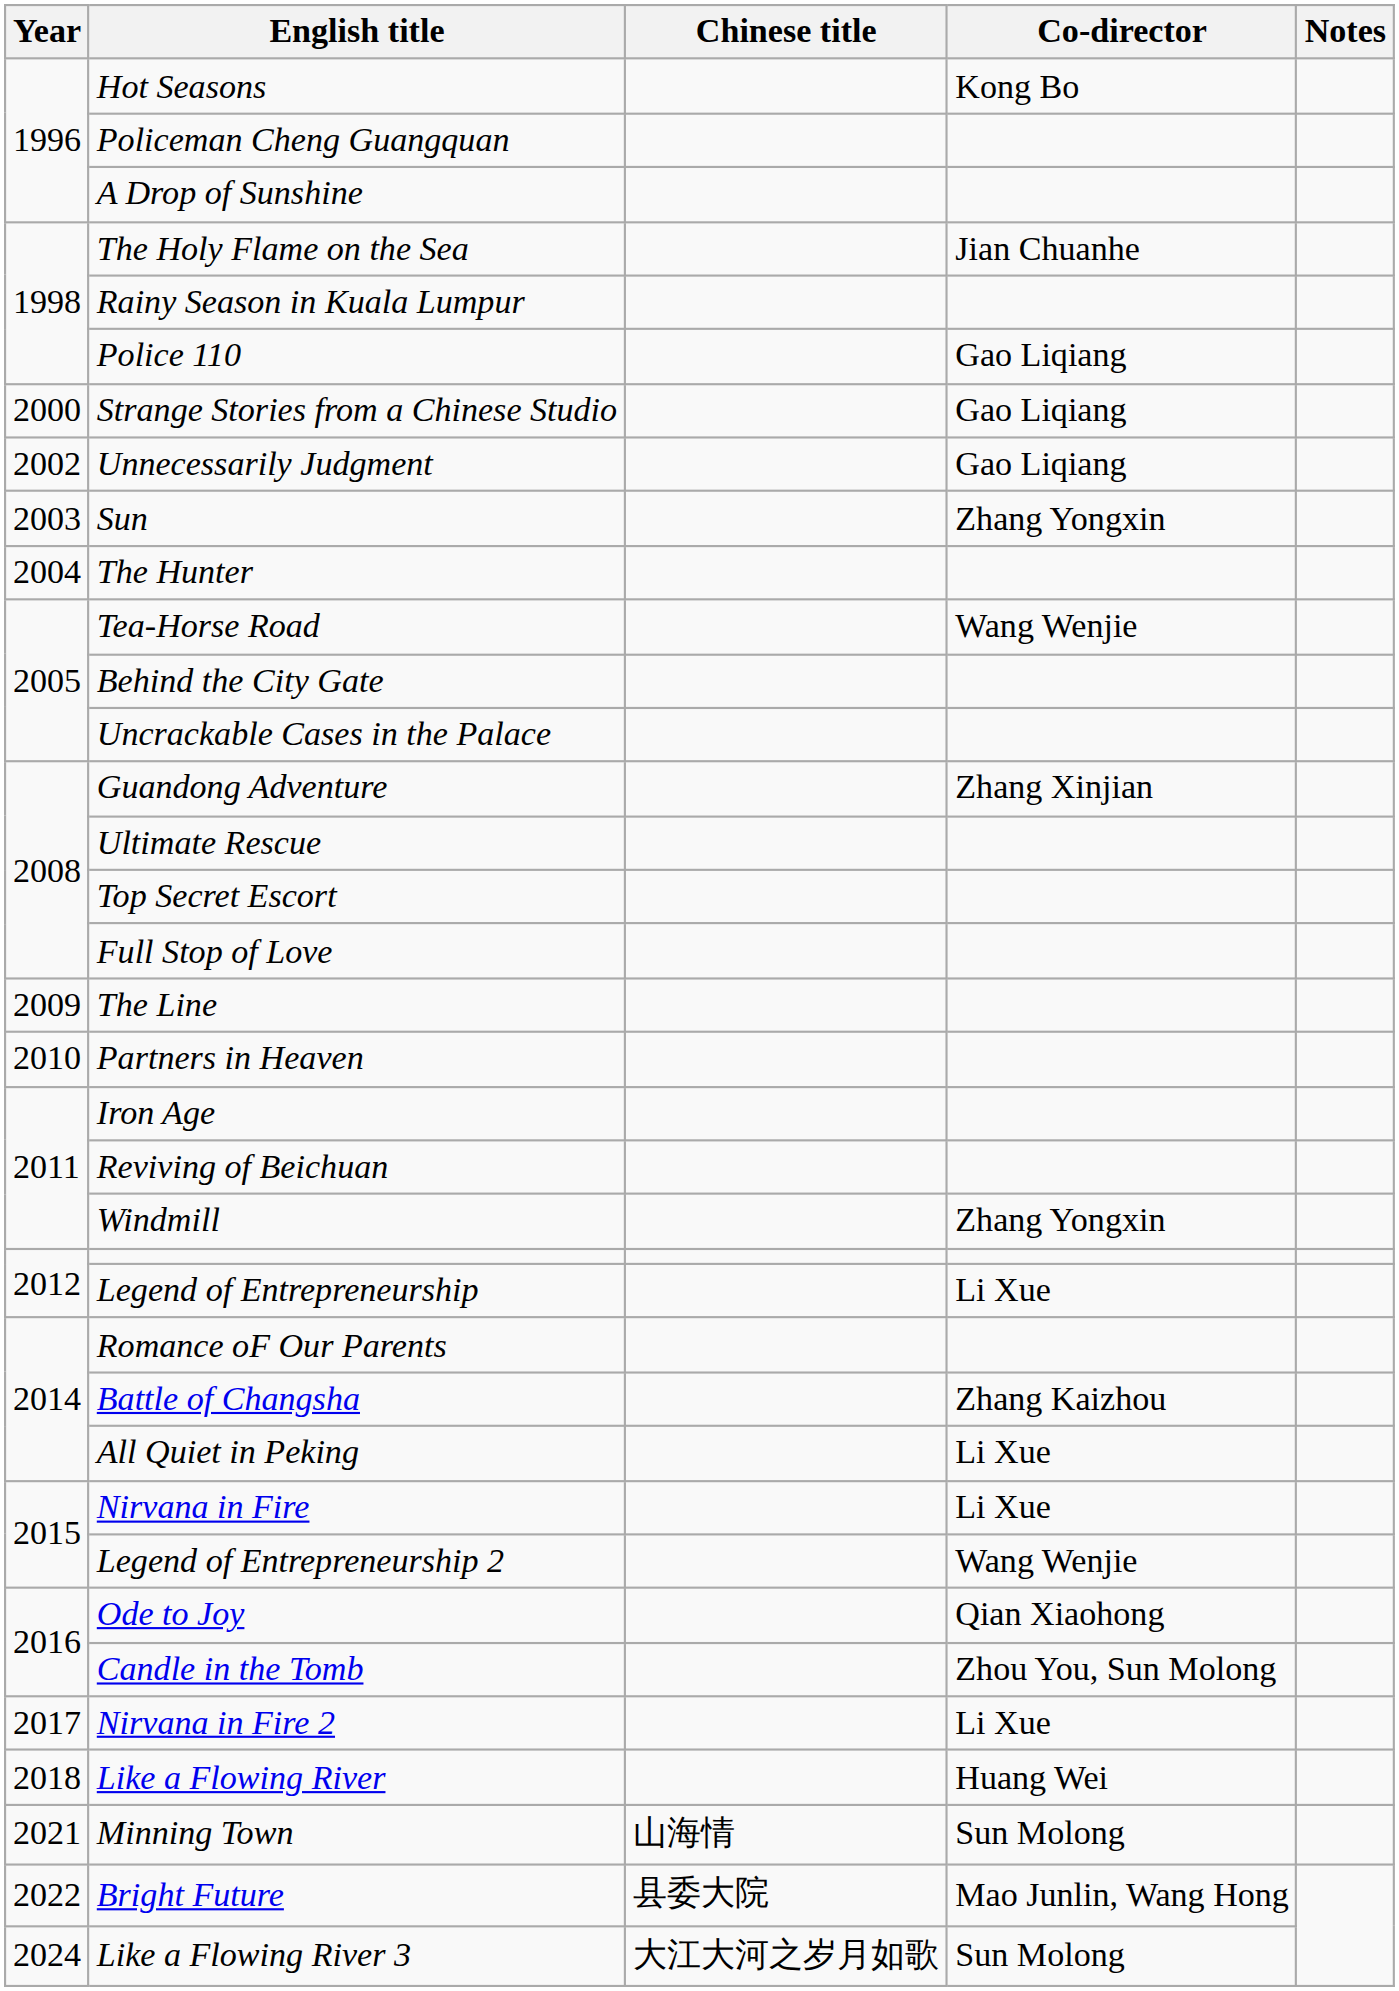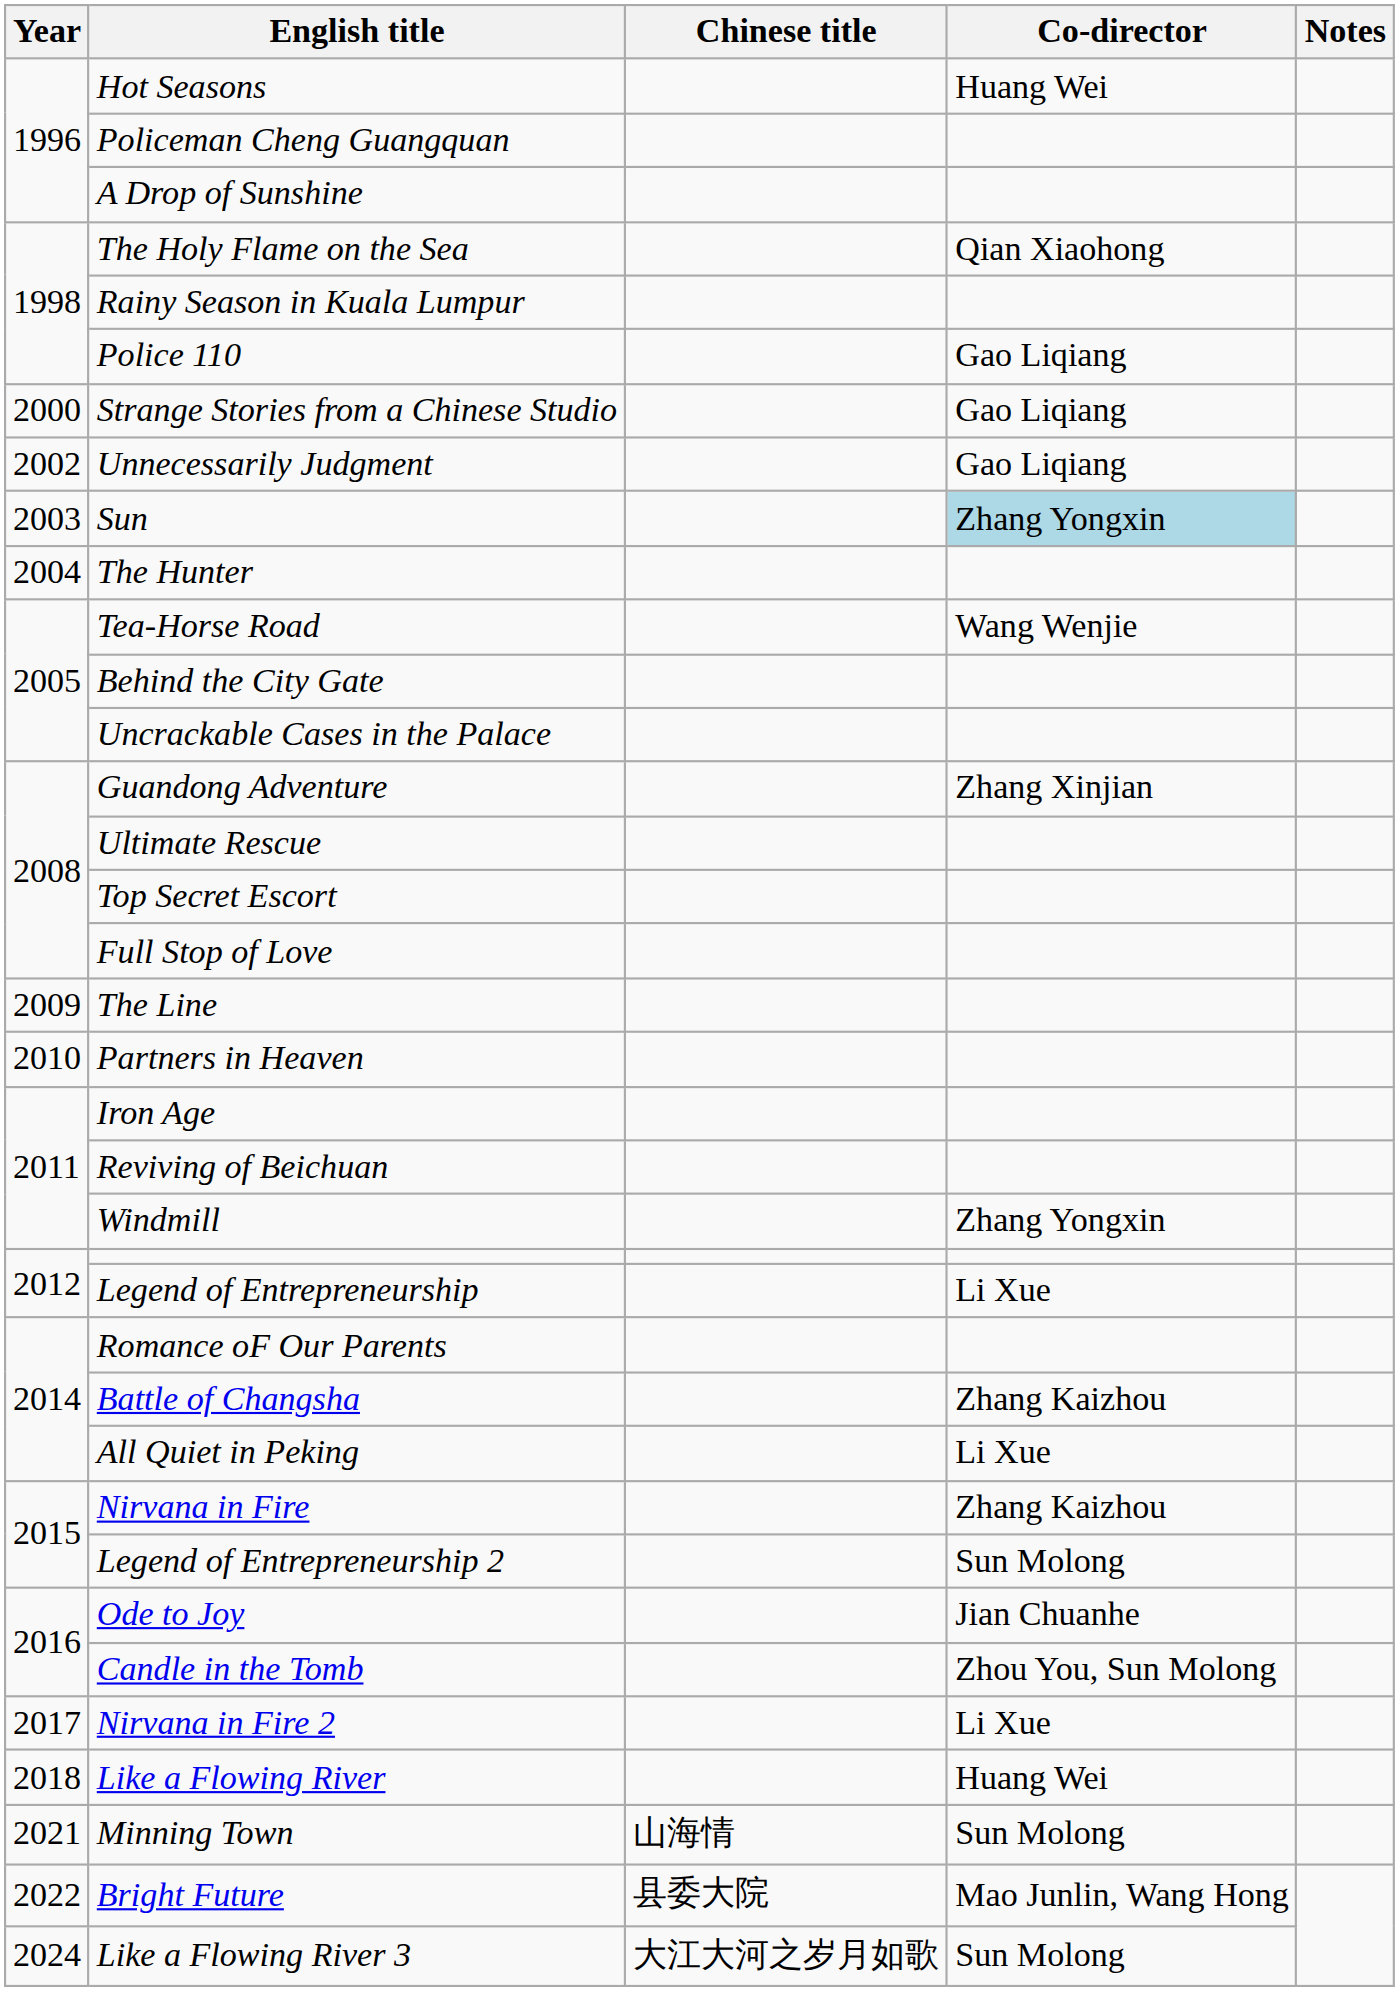(1017, 85) Kong Bo -> (1032, 85) Huang Wei
(1048, 247) Jian Chuanhe -> (1060, 247) Qian Xiaohong
(1060, 517) no background -> (1060, 517) lightblue background
(1003, 1506) Li Xue -> (1061, 1506) Zhang Kaizhou
(1046, 1560) Wang Wenjie -> (1040, 1560) Sun Molong
(1060, 1614) Qian Xiaohong -> (1048, 1614) Jian Chuanhe
